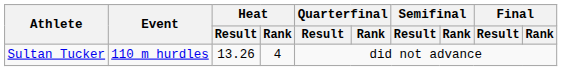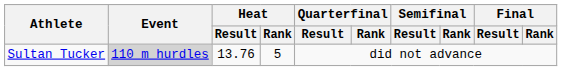(160, 54) no background -> (160, 54) lightgrey background
(236, 54) 13.26 -> (236, 54) 13.76
(278, 54) 4 -> (278, 54) 5
